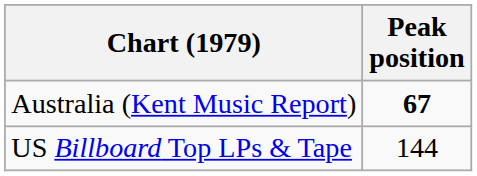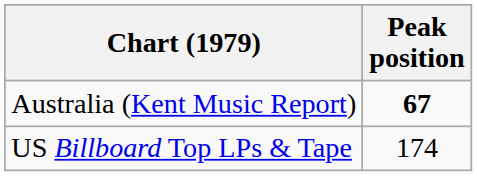(417, 147) 144 -> (417, 147) 174
